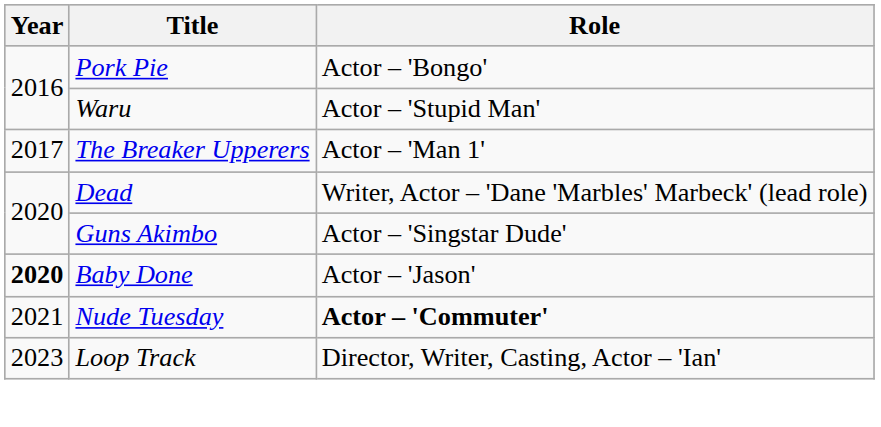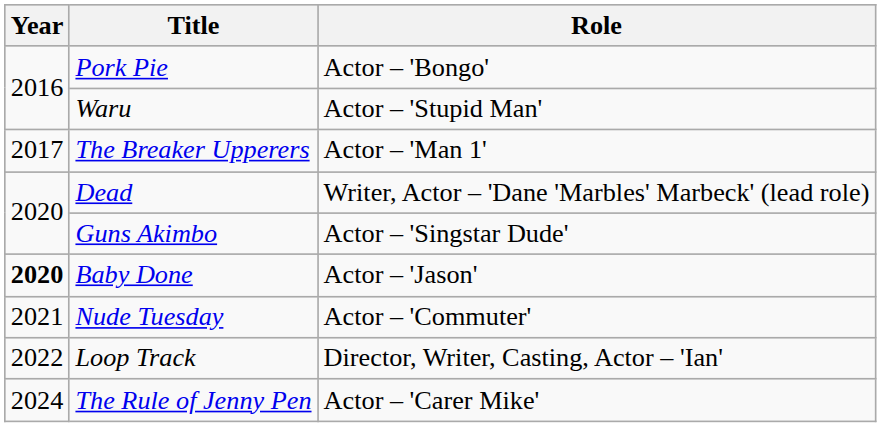(435, 316) bold -> (427, 316) normal
(37, 358) 2023 -> (37, 358) 2022
+ row: (193, 399)
